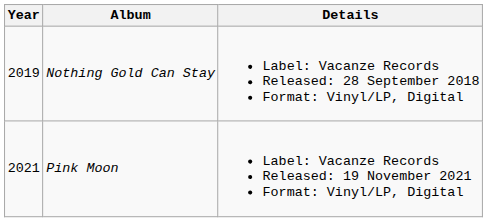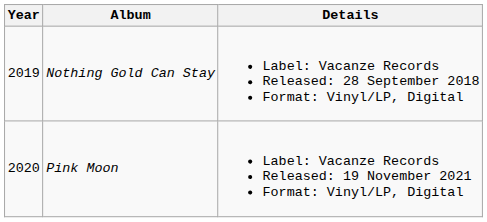(24, 169) 2021 -> (24, 169) 2020
